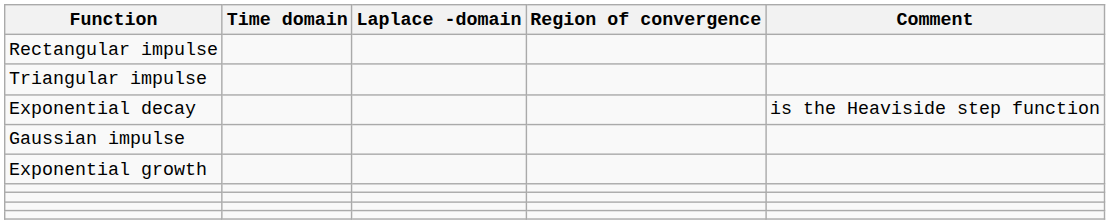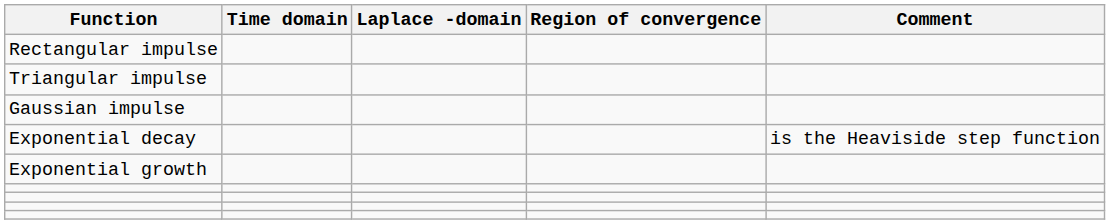rows swapped: (97, 139) <-> (103, 109)
